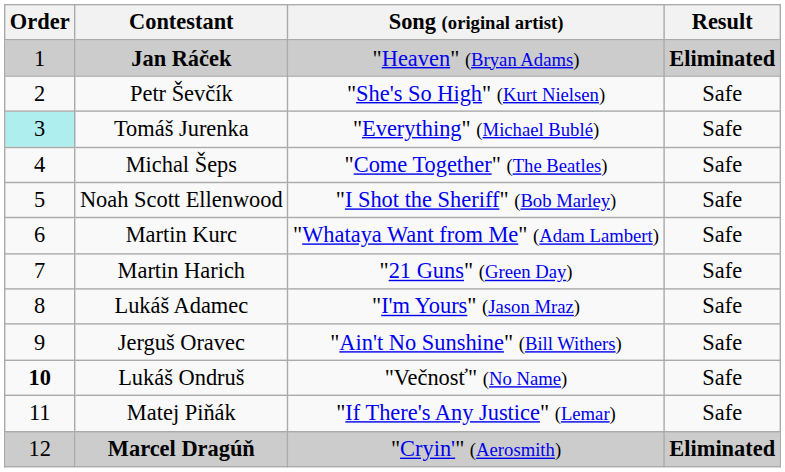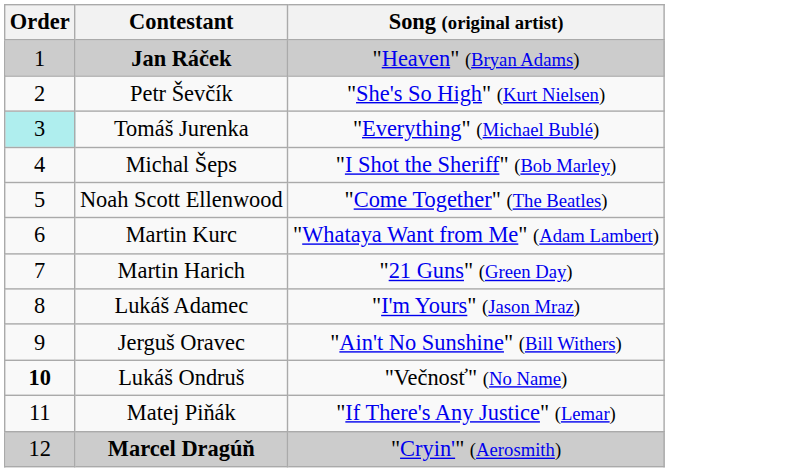- column: (722, 22)
(476, 164) "Come Together" (The Beatles) -> (476, 164) "I Shot the Sheriff" (Bob Marley)
(476, 199) "I Shot the Sheriff" (Bob Marley) -> (476, 199) "Come Together" (The Beatles)
